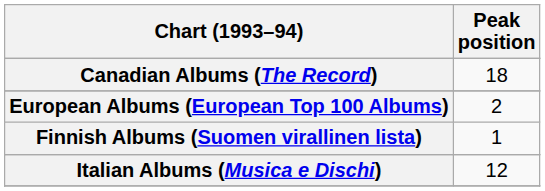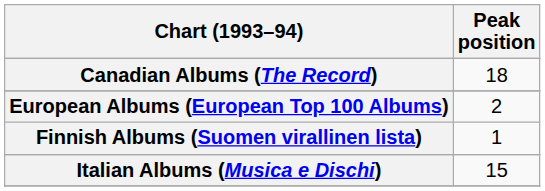(497, 169) 12 -> (497, 169) 15
